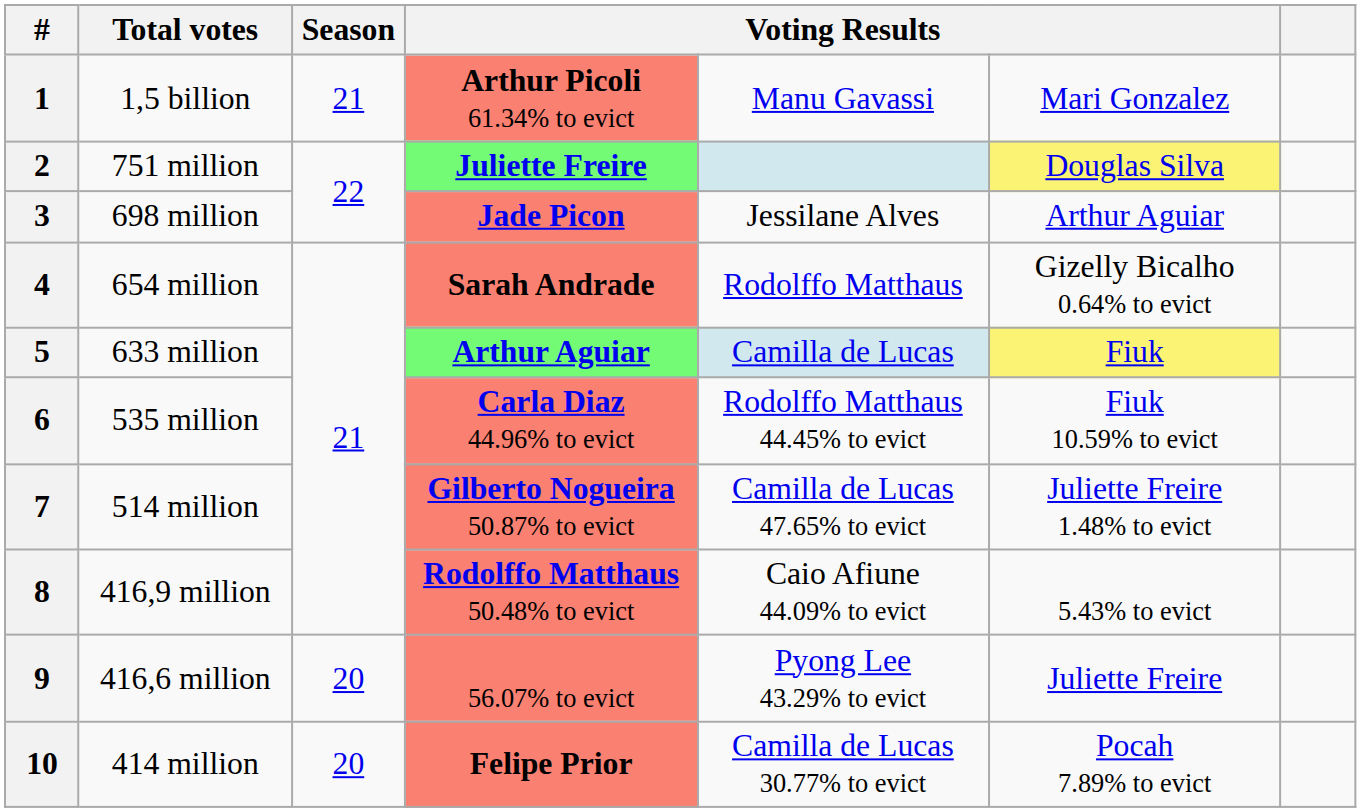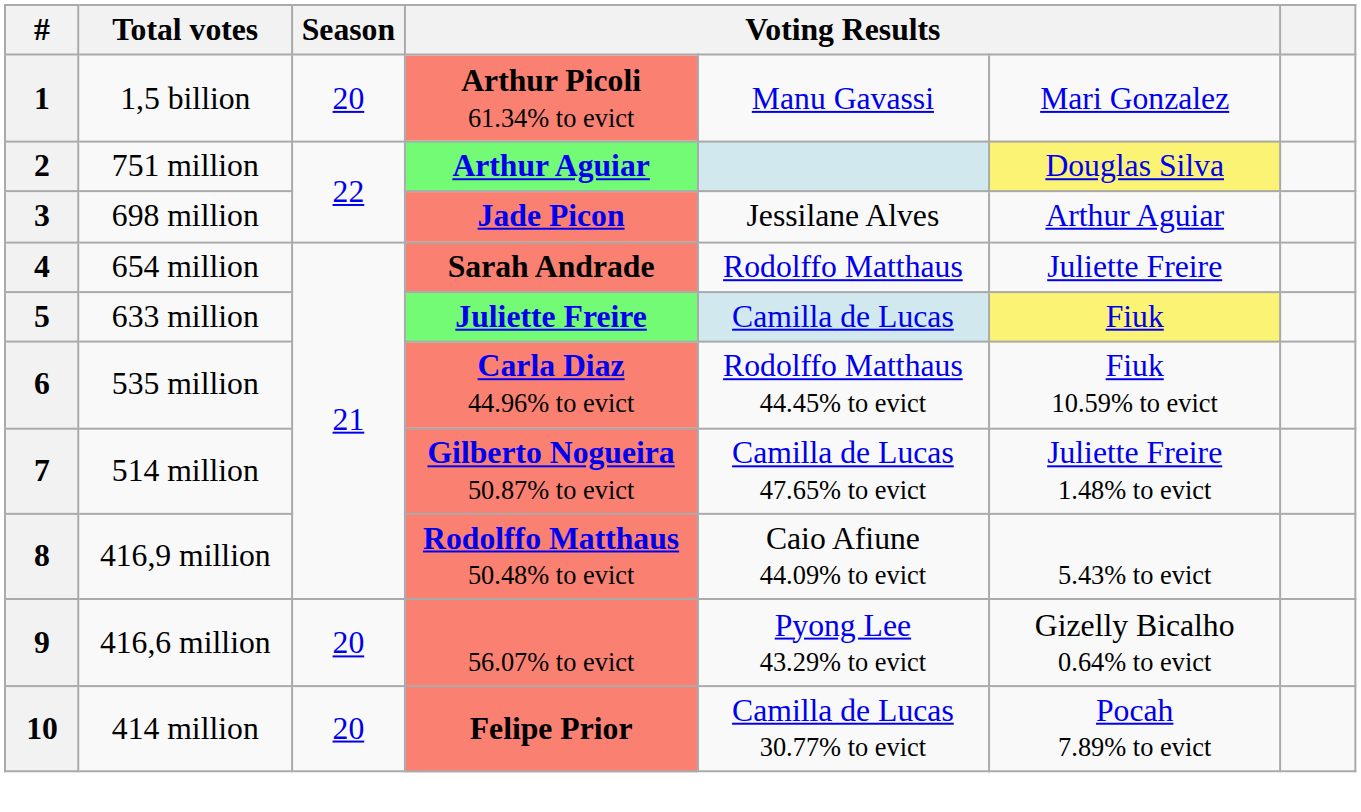(348, 97) 21 -> (348, 97) 20
(551, 165) Juliette Freire -> (551, 165) Arthur Aguiar
(1135, 284) Gizelly Bicalho 0.64% to evict -> (1135, 266) Juliette Freire
(551, 352) Arthur Aguiar -> (551, 316) Juliette Freire
(1135, 677) Juliette Freire -> (1135, 642) Gizelly Bicalho 0.64% to evict
